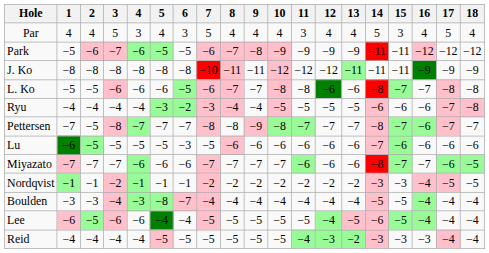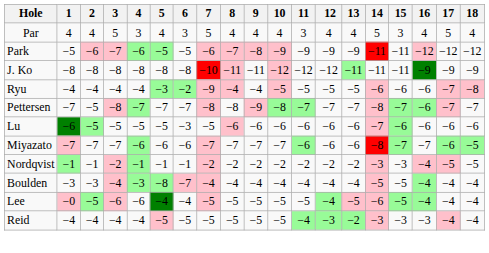- row: (21, 88)
(208, 107) −3 -> (208, 88) −9
(69, 220) −6 -> (69, 201) −0
